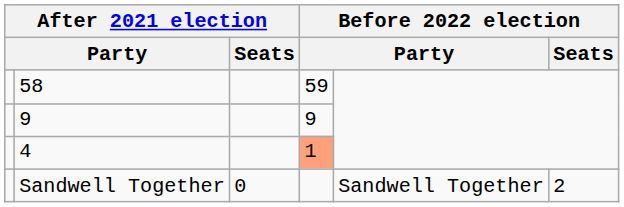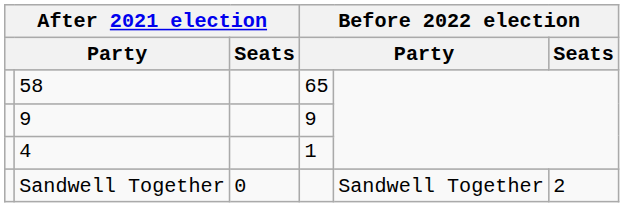(316, 87) 59 -> (316, 87) 65
(310, 153) lightsalmon background -> (310, 153) no background
